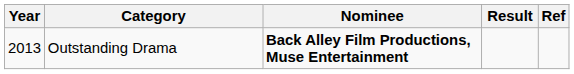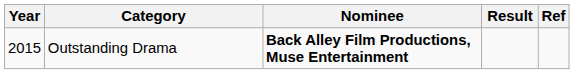(24, 48) 2013 -> (24, 48) 2015
